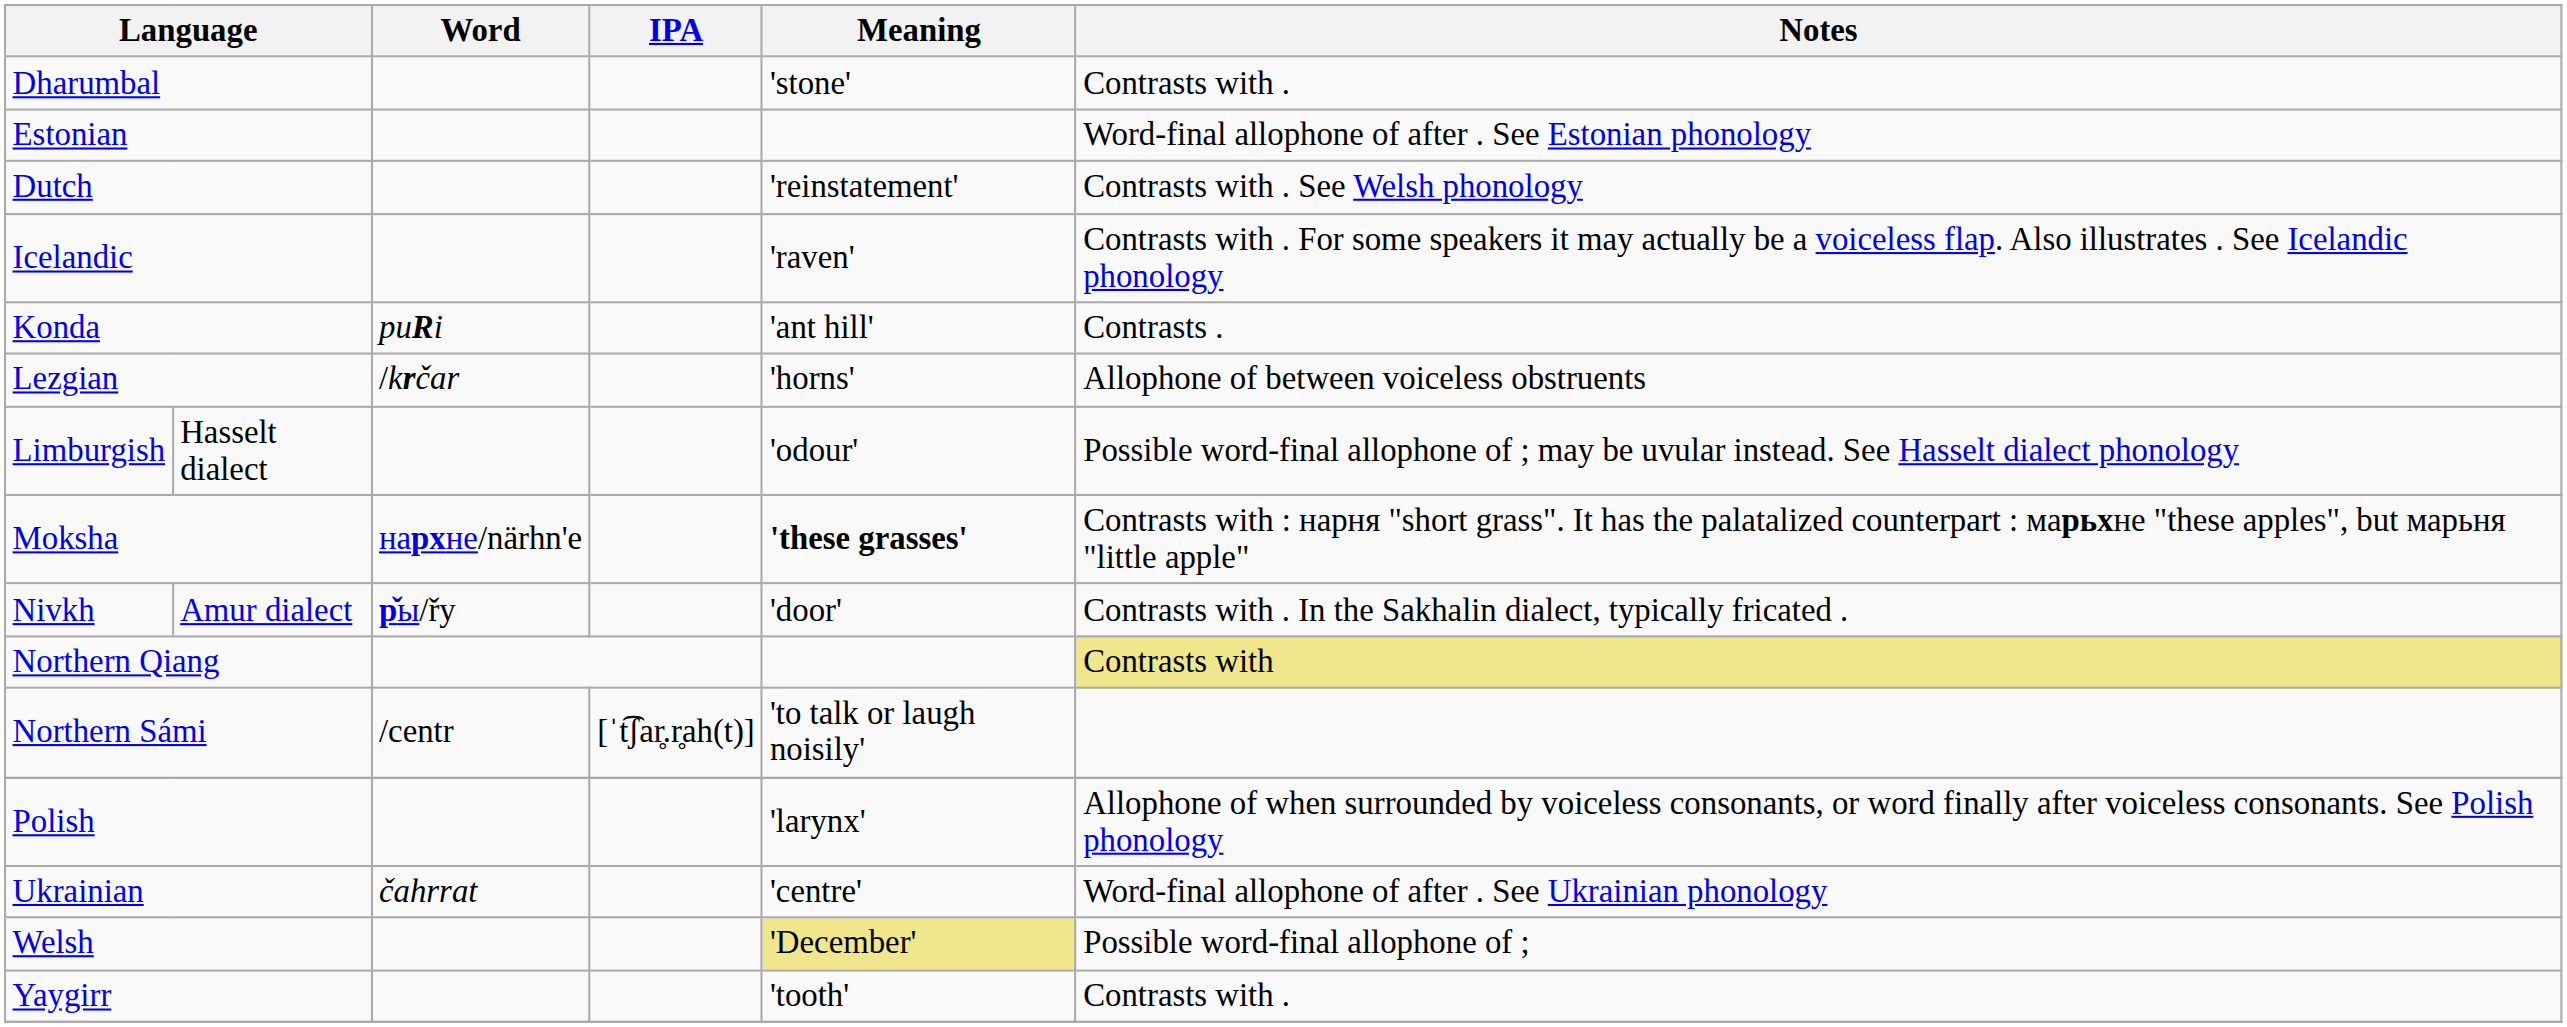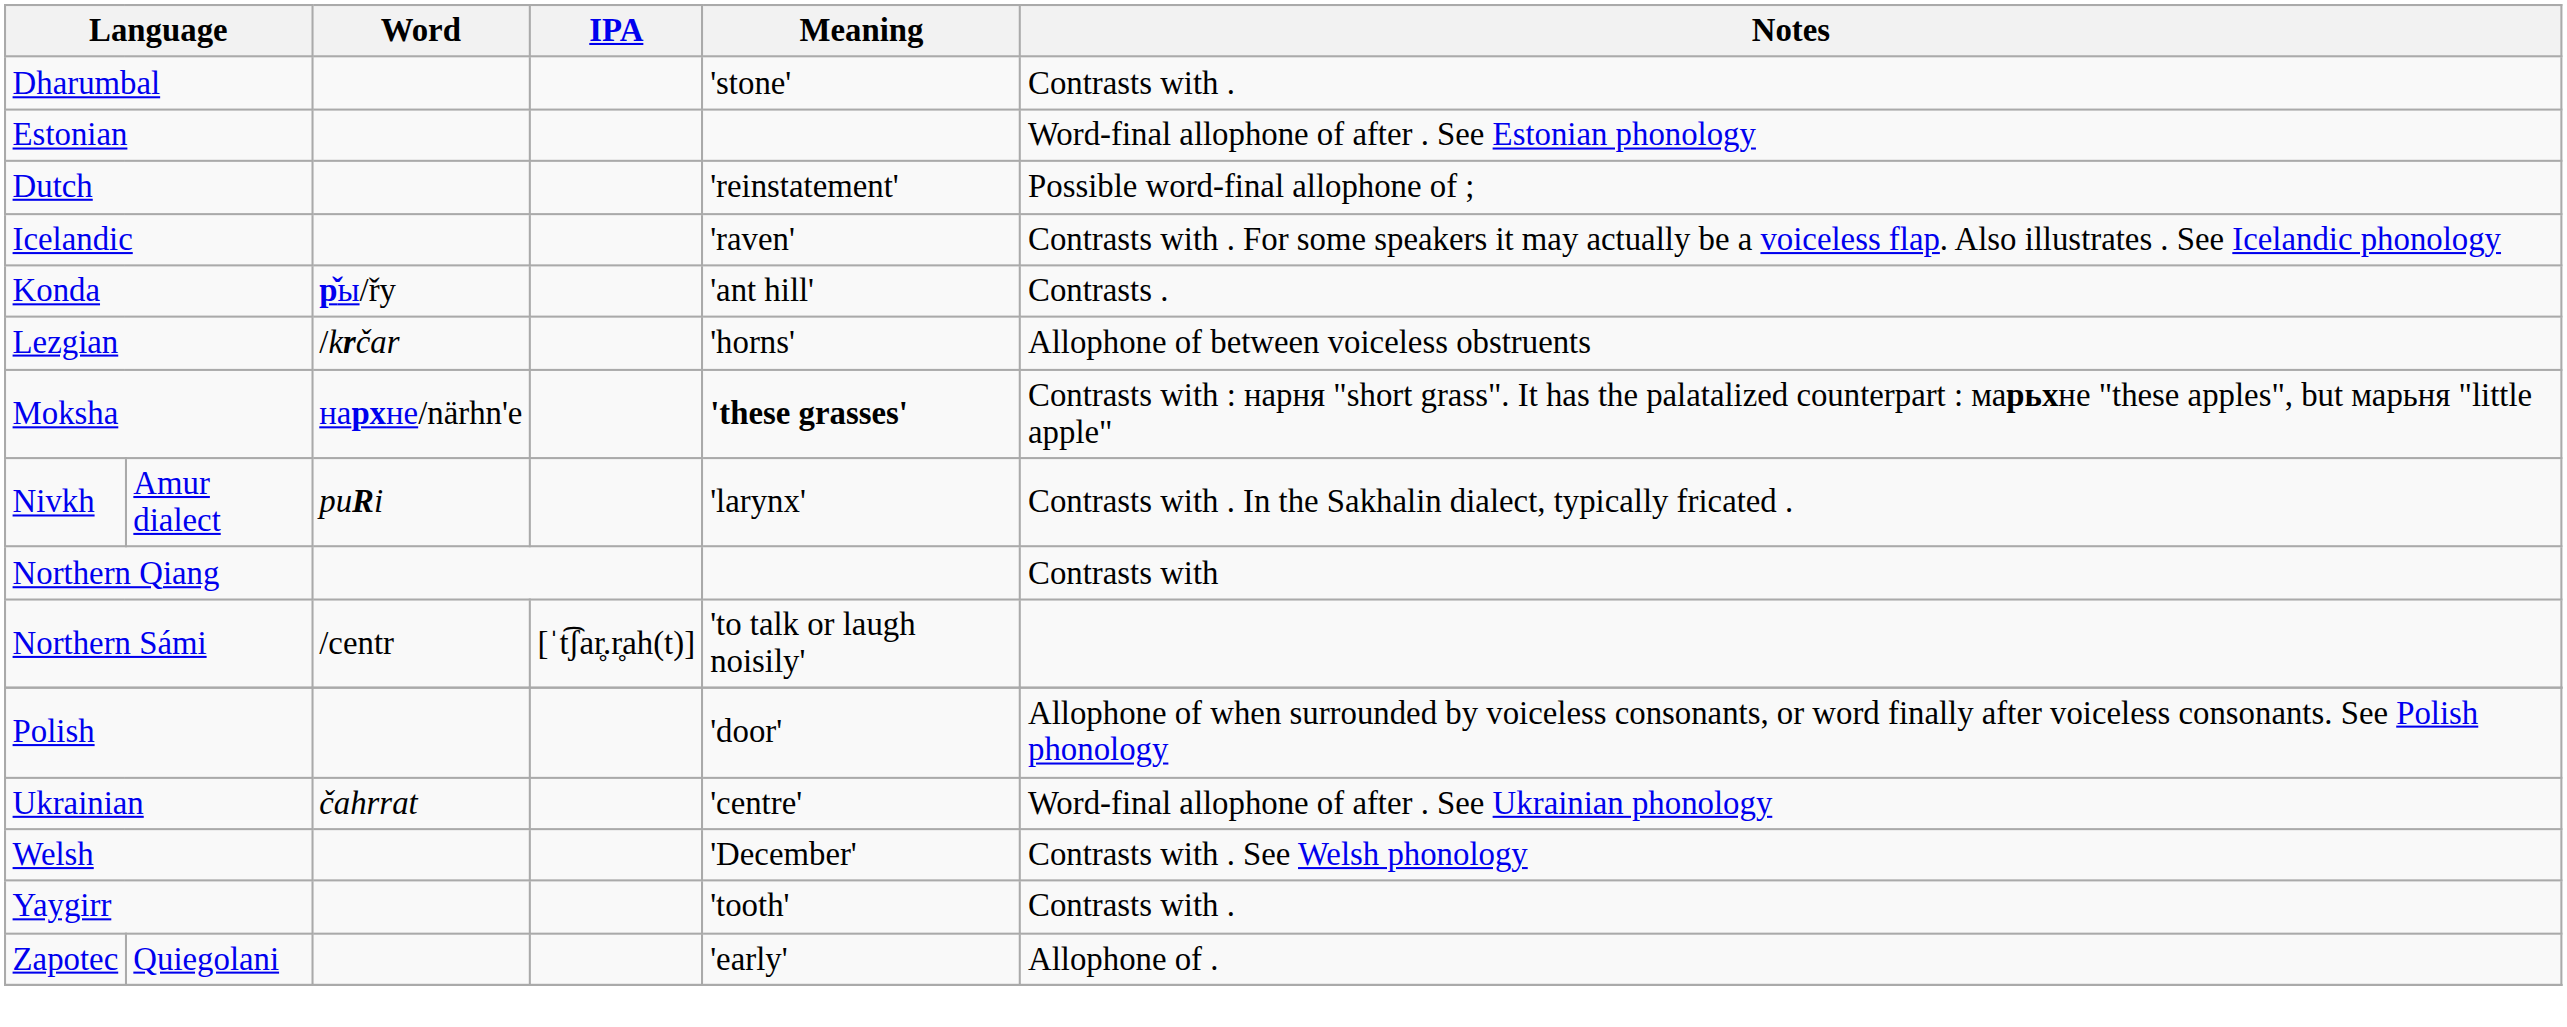(1333, 186) Contrasts with . See Welsh phonology -> (1251, 186) Possible word-final allophone of ;
(411, 327) puRi -> (358, 290) р̌ы/řy
- row: (89, 449)
(417, 609) р̌ы/řy -> (351, 502) puRi
(806, 609) 'door' -> (758, 502) 'larynx'
(1178, 661) khaki background -> (1123, 572) no background
(818, 820) 'larynx' -> (746, 731) 'door'
(843, 943) khaki background -> (783, 854) no background
(1306, 943) Possible word-final allophone of ; -> (1278, 854) Contrasts with . See Welsh phonology
+ row: (65, 958)
